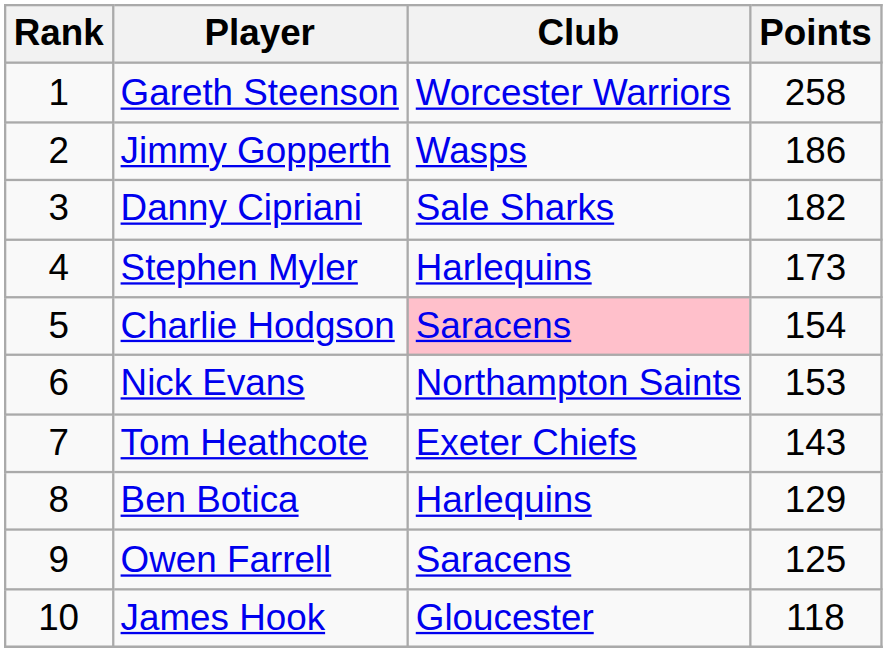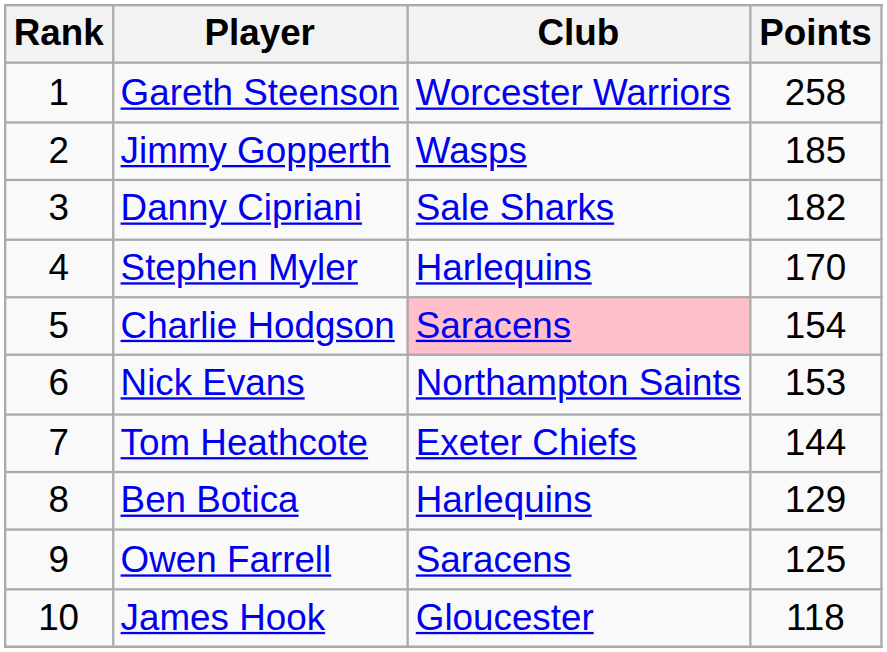(815, 150) 186 -> (815, 150) 185
(815, 267) 173 -> (815, 267) 170
(815, 442) 143 -> (815, 442) 144
